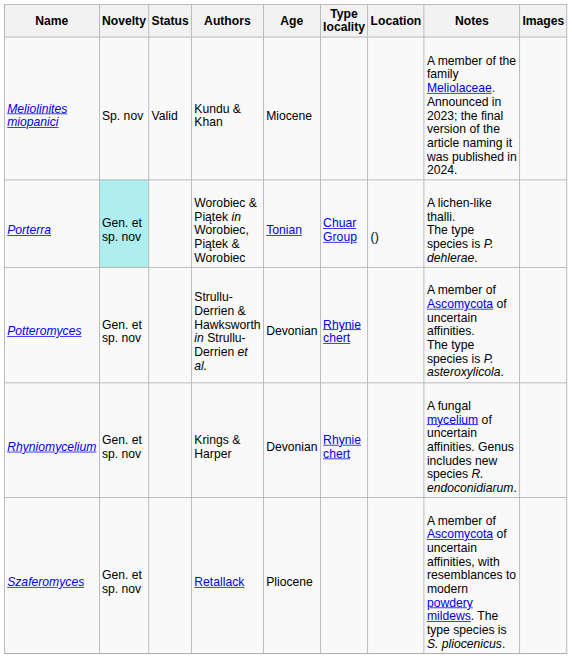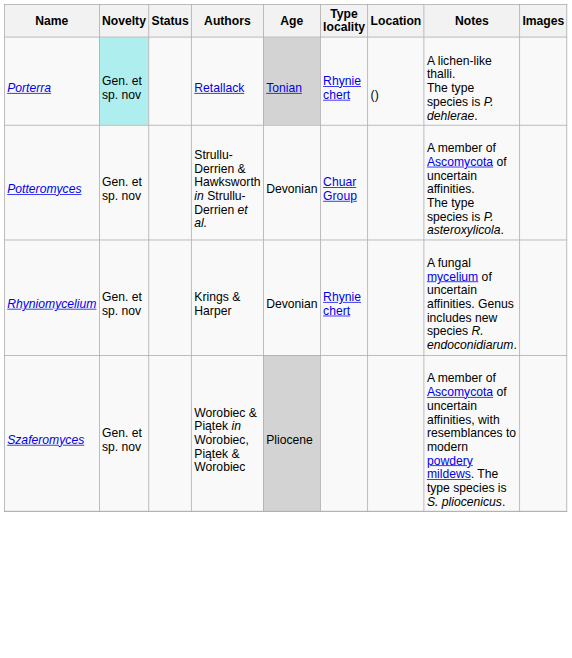- row: (37, 115)
(226, 230) Worobiec & Piątek in Worobiec, Piątek & Worobiec -> (219, 88) Retallack
(284, 230) no background -> (284, 88) lightgrey background
(340, 230) Chuar Group -> (342, 88) Rhynie chert
(342, 331) Rhynie chert -> (340, 189) Chuar Group
(219, 582) Retallack -> (226, 440) Worobiec & Piątek in Worobiec, Piątek & Worobiec
(289, 582) no background -> (289, 440) lightgrey background
